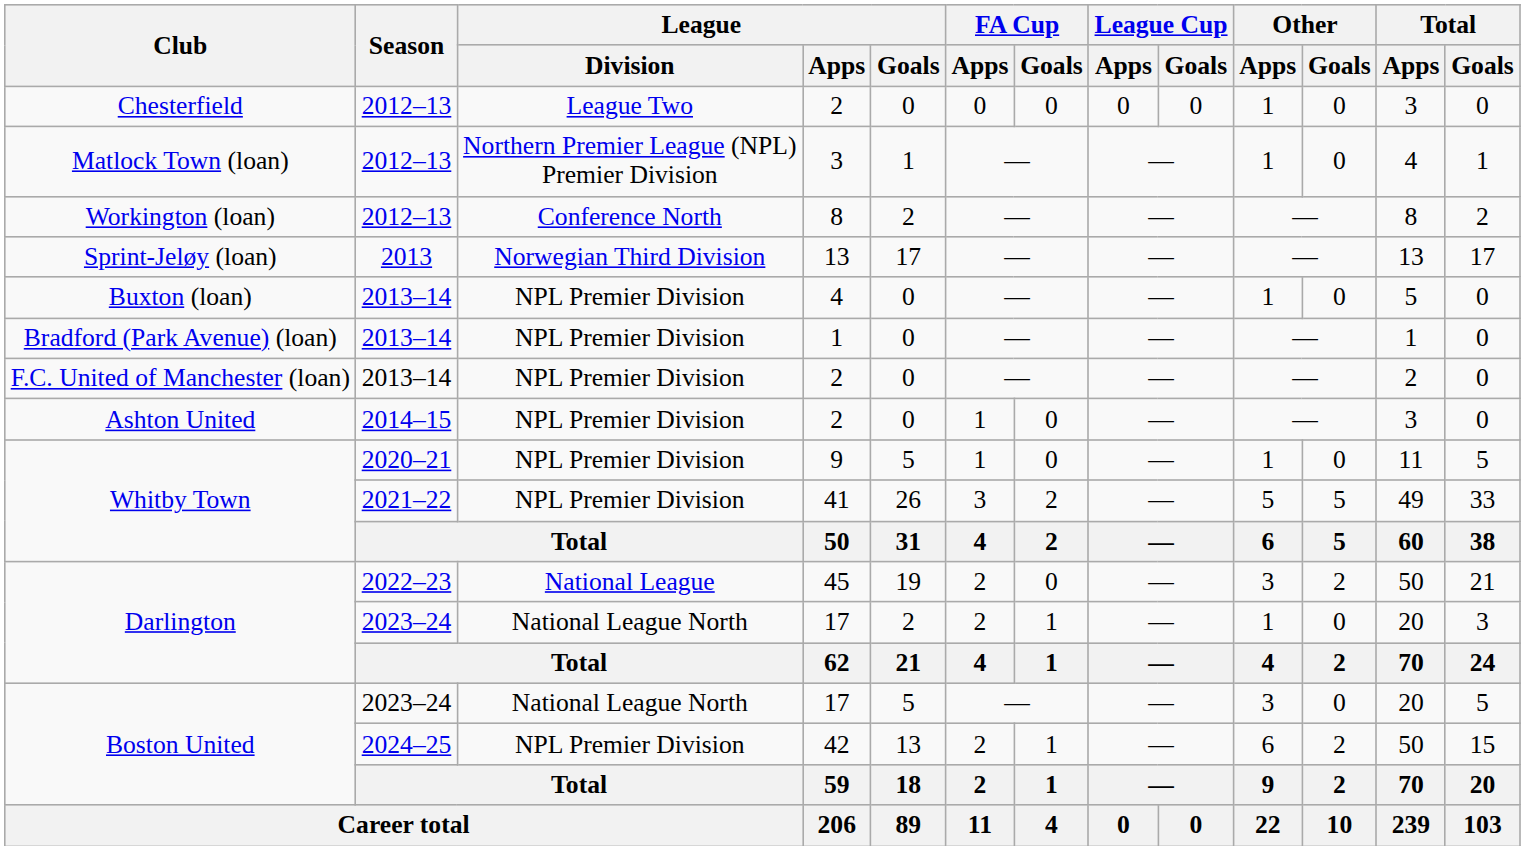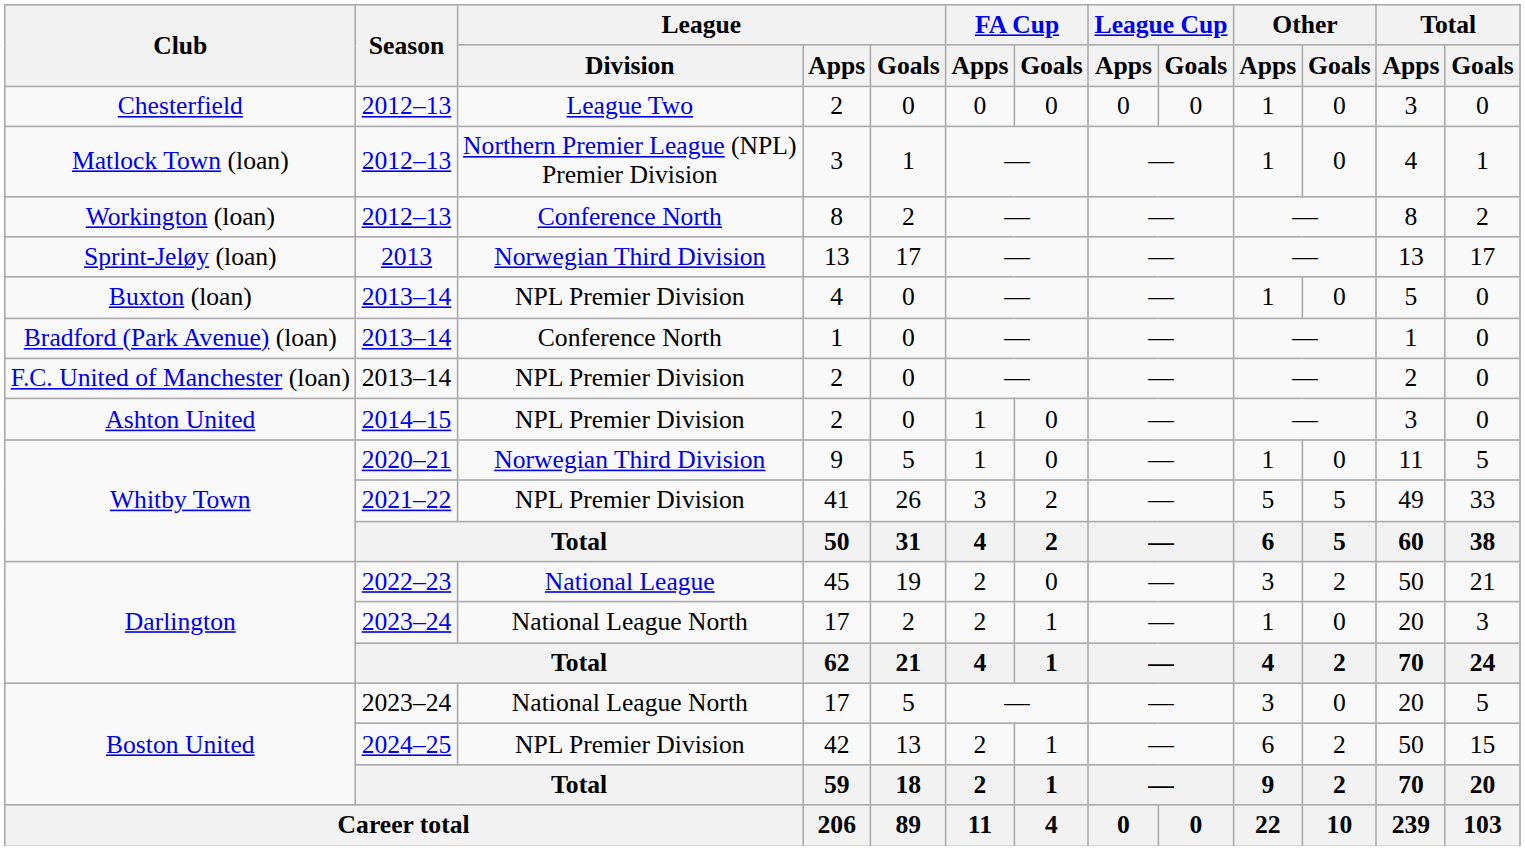(630, 337) NPL Premier Division -> (630, 337) Conference North
(630, 459) NPL Premier Division -> (630, 459) Norwegian Third Division
